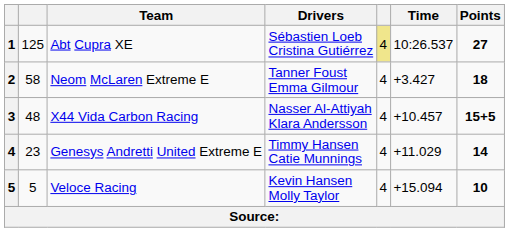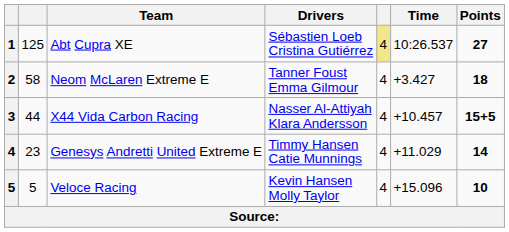(33, 115) 48 -> (33, 115) 44
(418, 188) +15.094 -> (418, 188) +15.096
